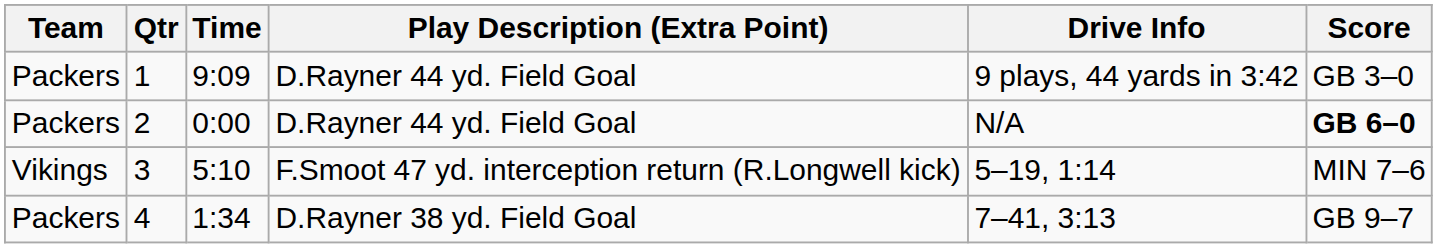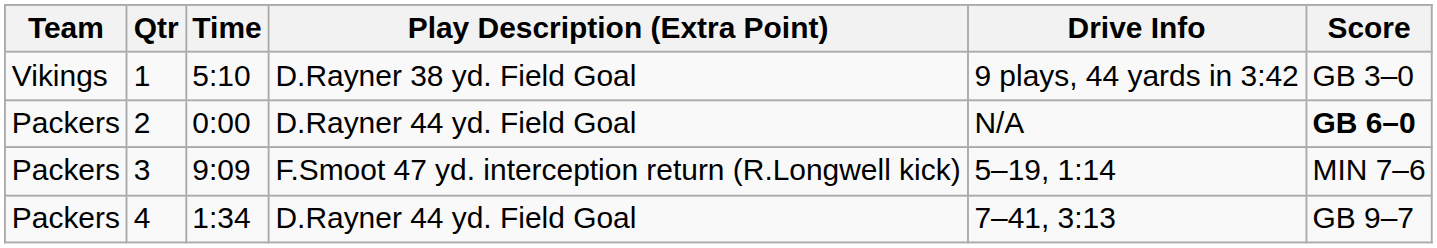(66, 75) Packers -> (60, 75) Vikings
(221, 75) 9:09 -> (221, 75) 5:10
(456, 75) D.Rayner 44 yd. Field Goal -> (456, 75) D.Rayner 38 yd. Field Goal
(60, 170) Vikings -> (66, 170) Packers
(221, 170) 5:10 -> (221, 170) 9:09
(456, 218) D.Rayner 38 yd. Field Goal -> (456, 218) D.Rayner 44 yd. Field Goal
